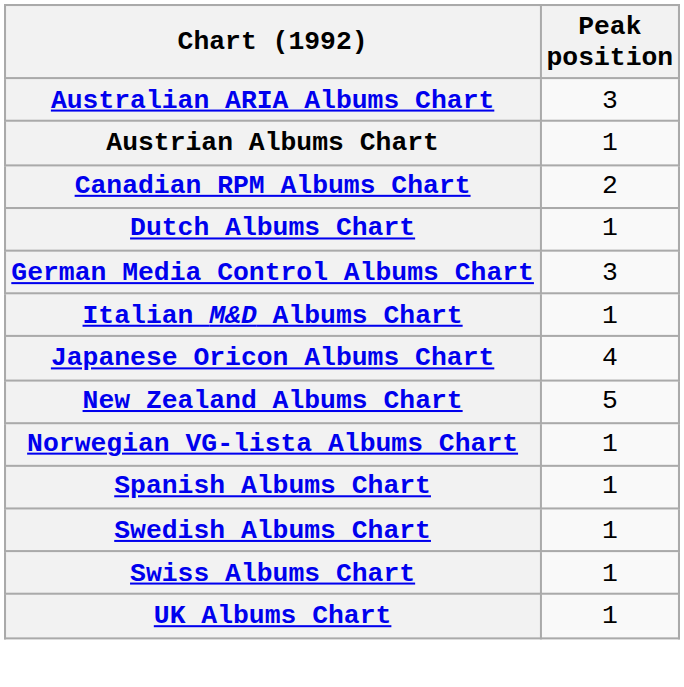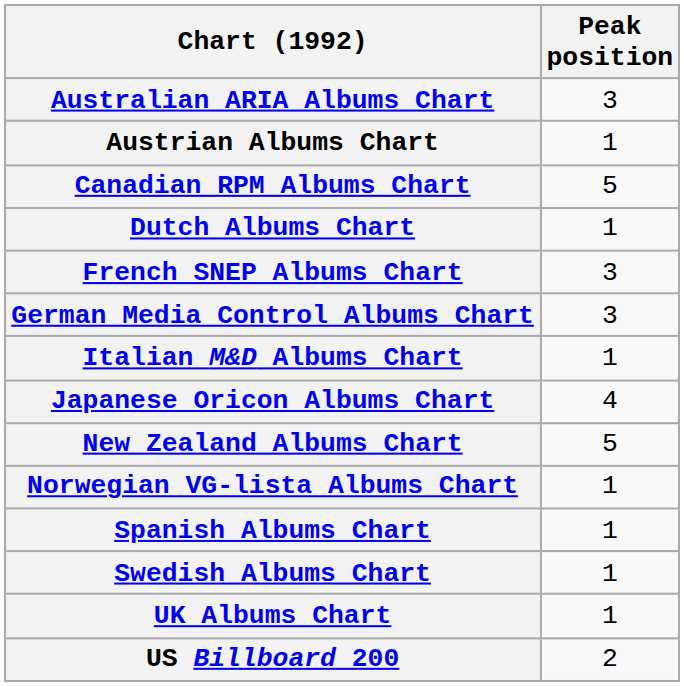(610, 186) 2 -> (610, 186) 5
+ row: (273, 272)
- row: (273, 573)
+ row: (273, 659)
